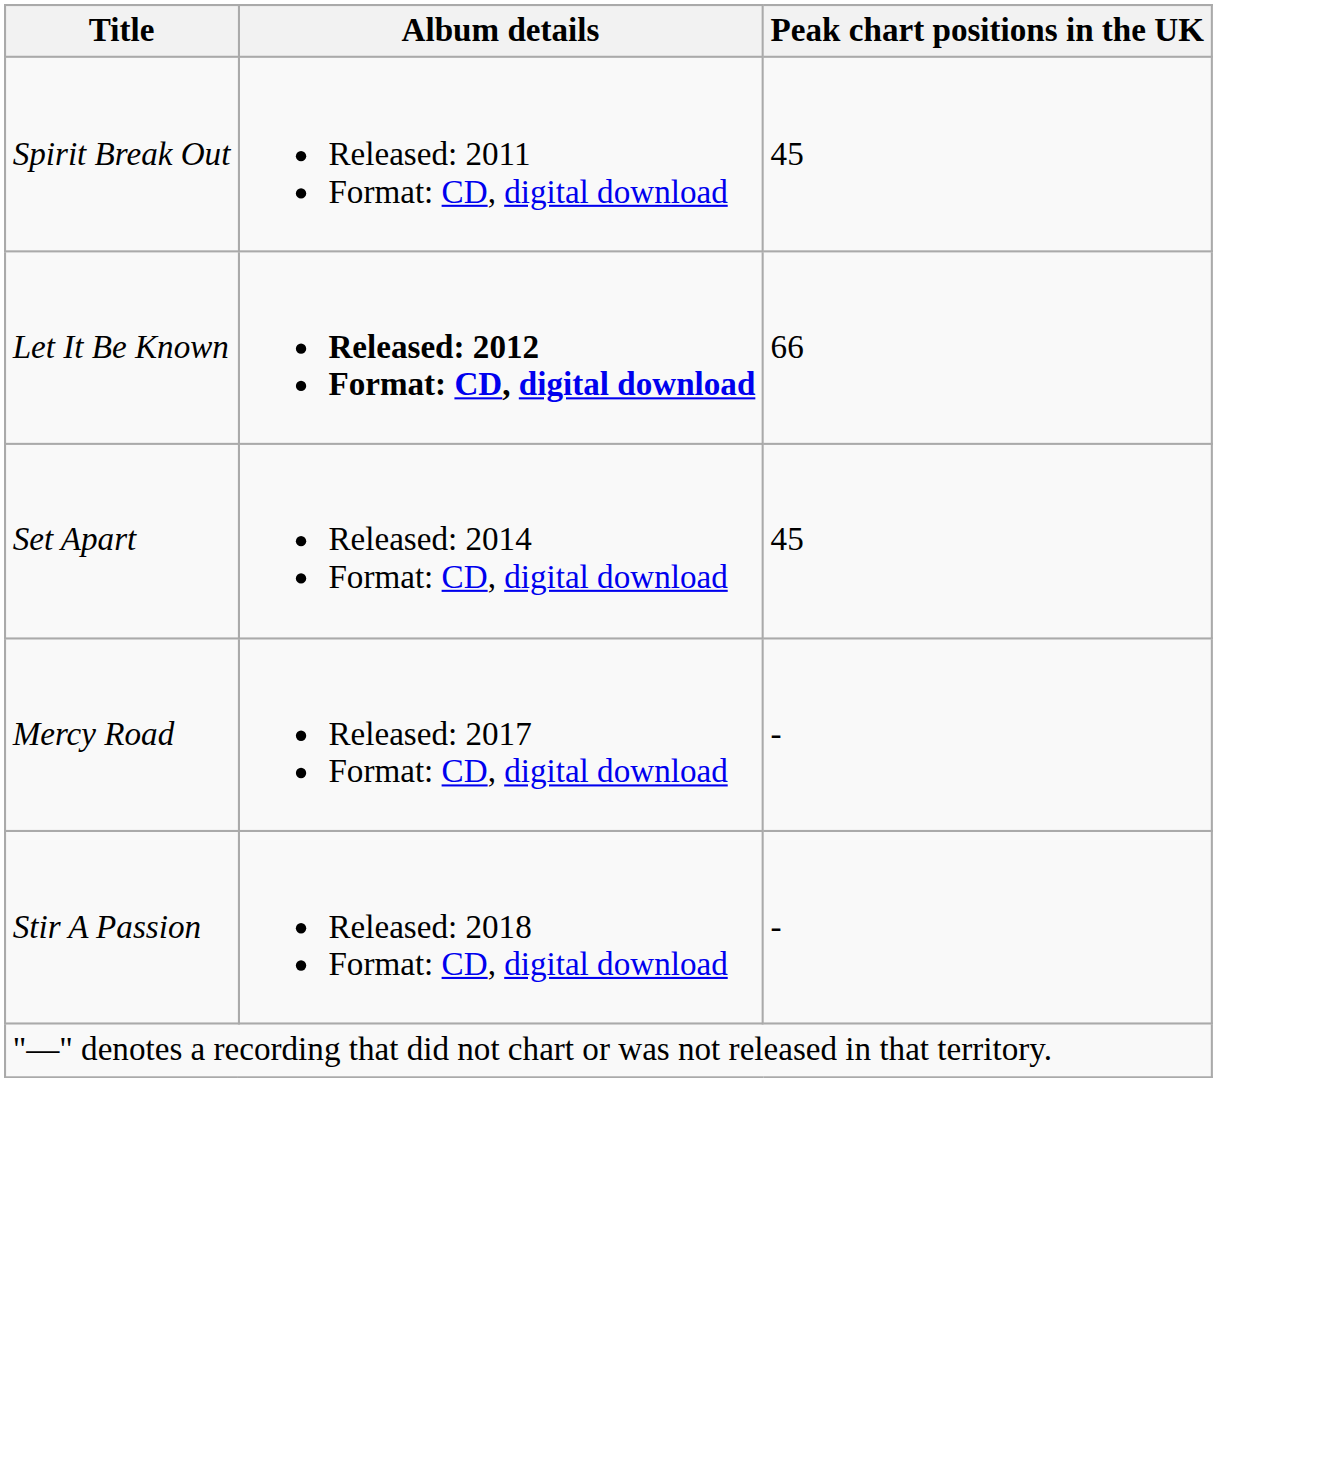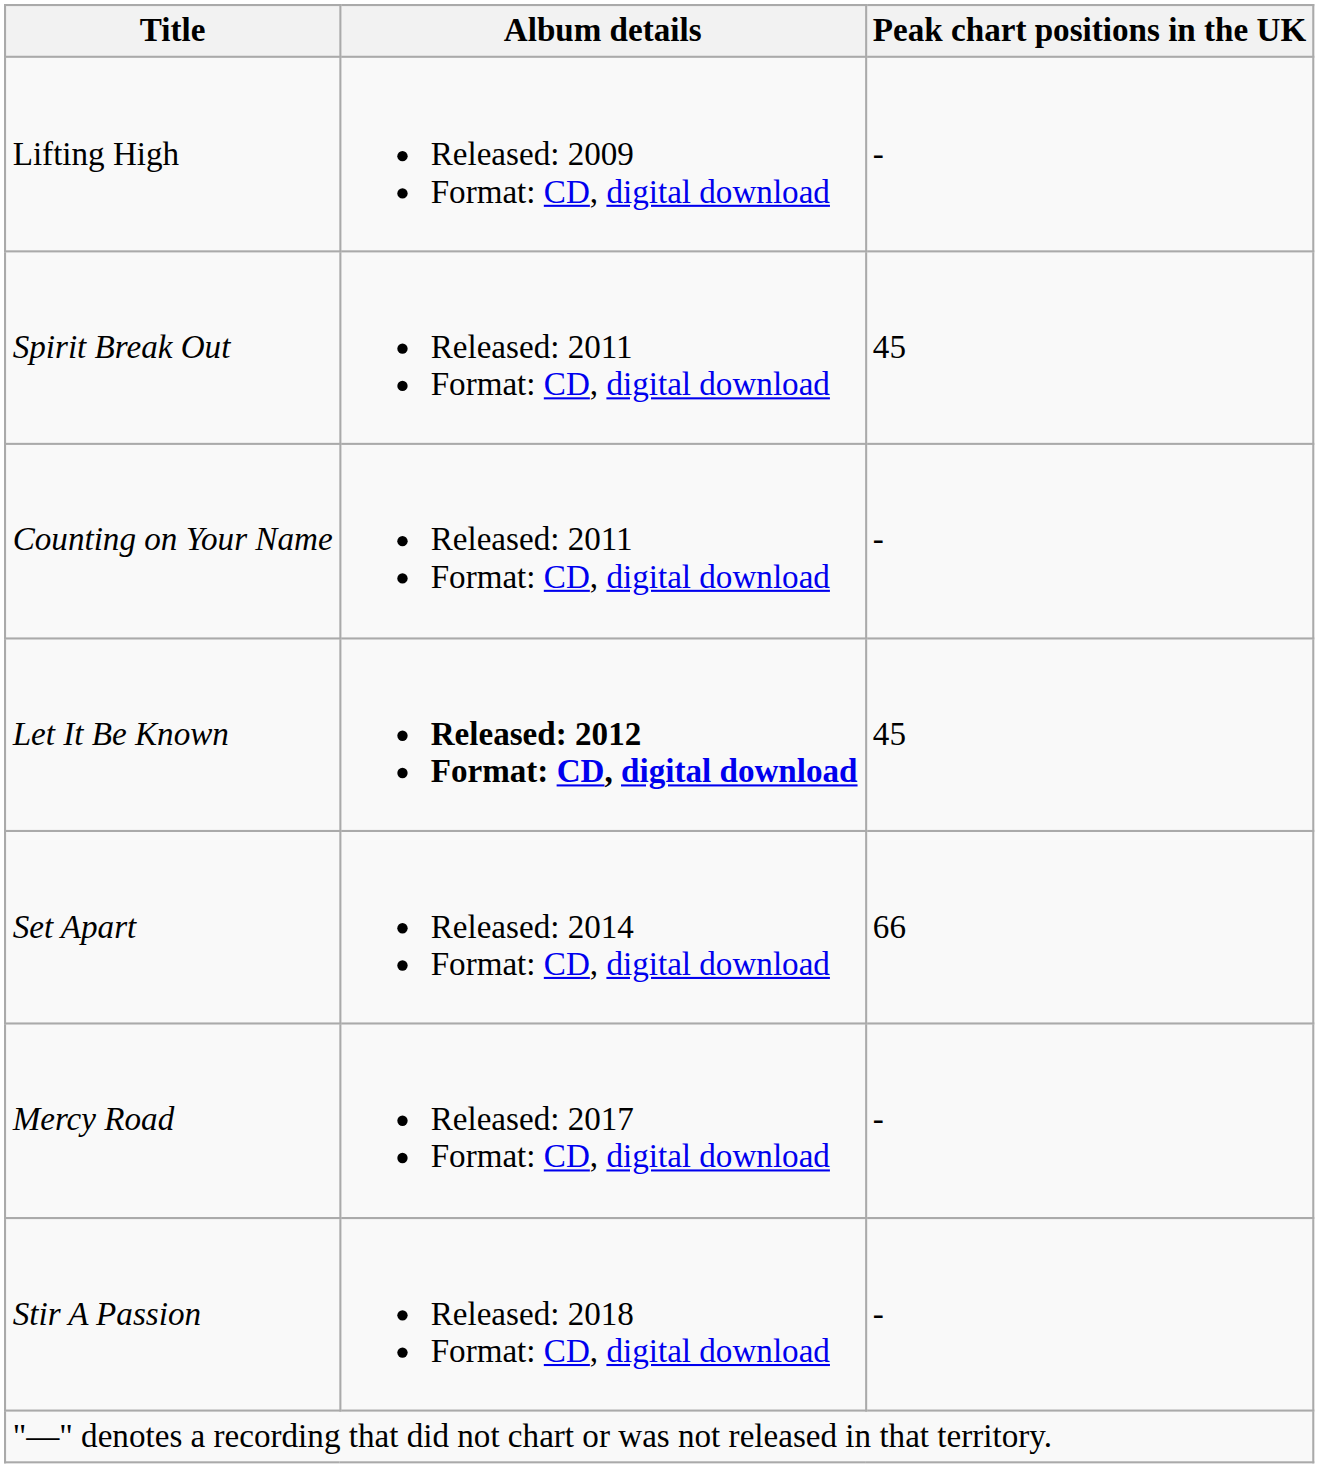+ row: (96, 153)
+ row: (173, 540)
(787, 346) 66 -> (889, 733) 45
(787, 540) 45 -> (889, 926) 66
